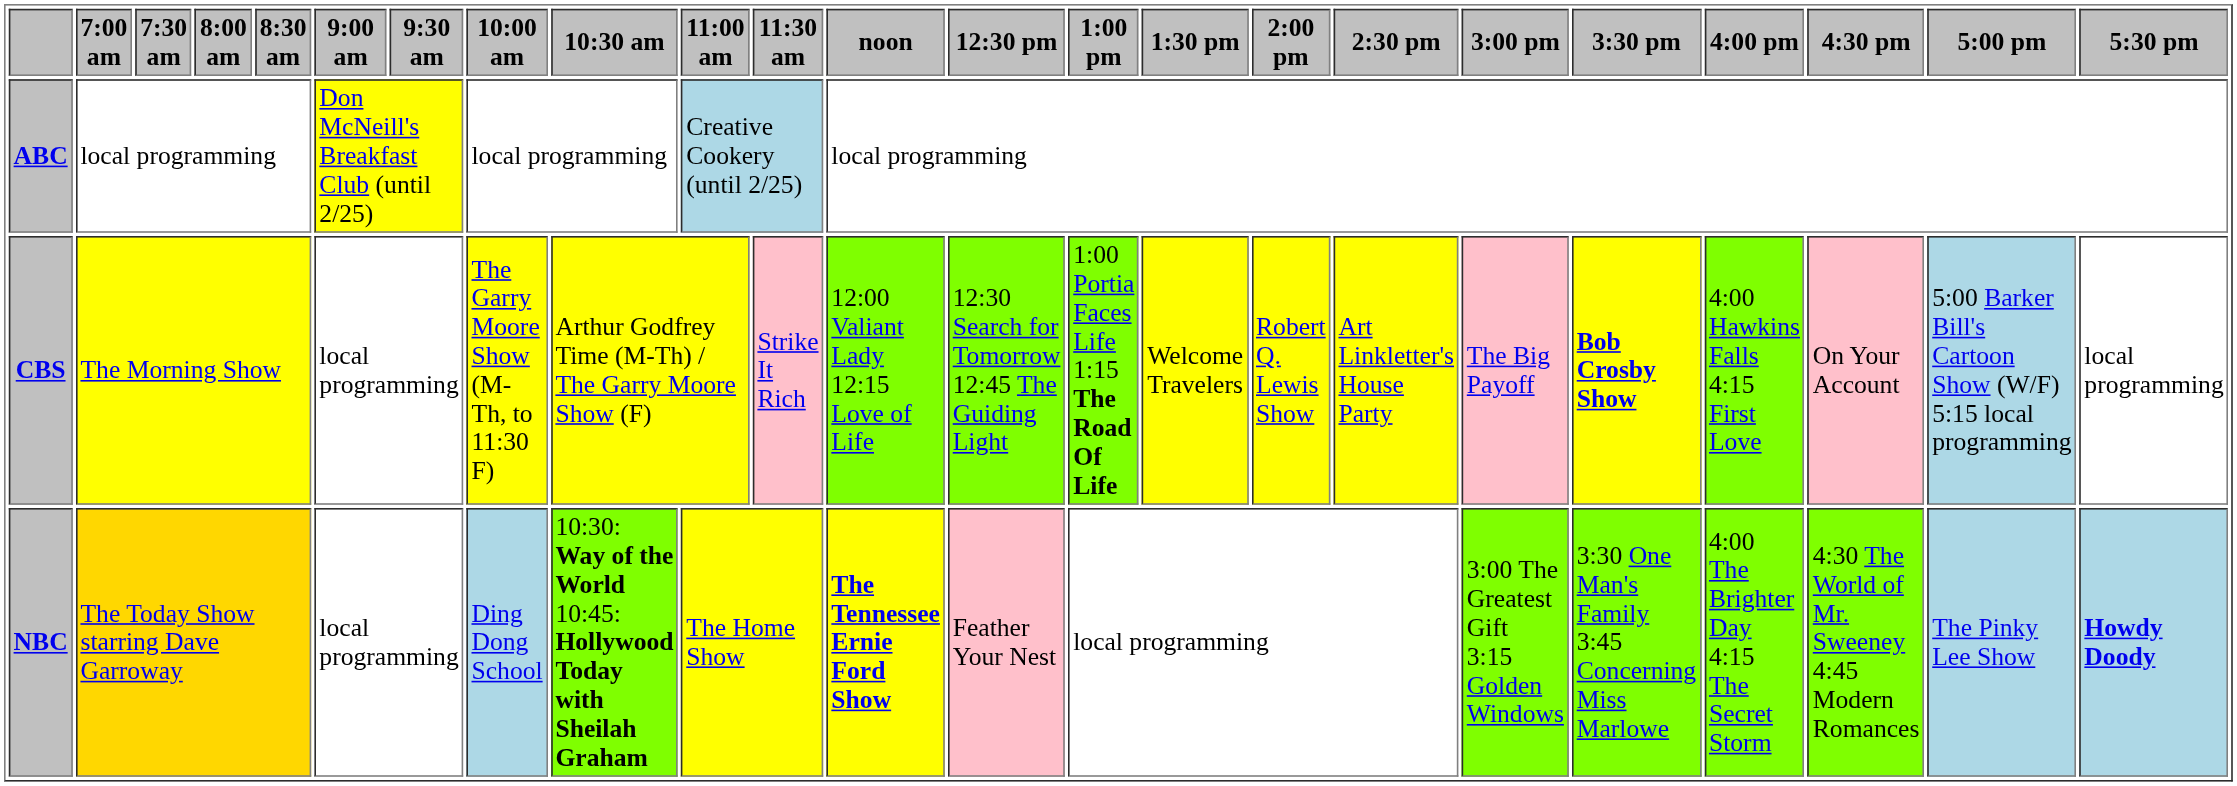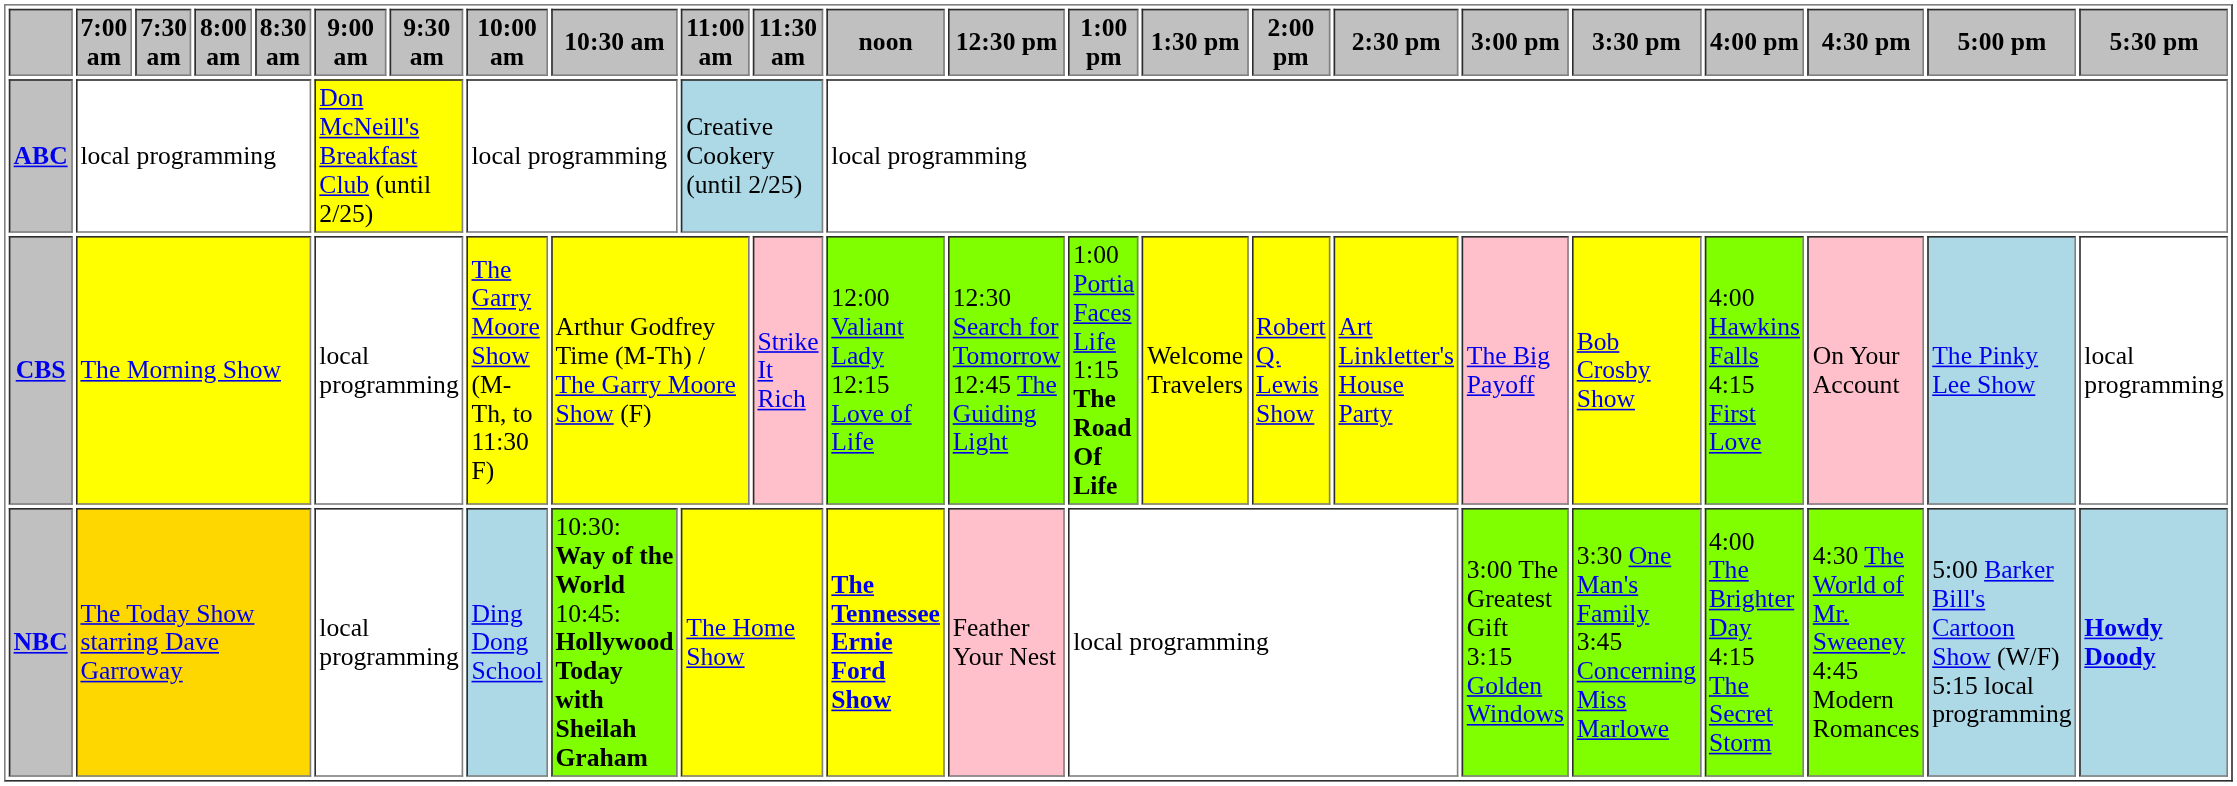(1616, 370) bold -> (1614, 370) normal
(2002, 370) 5:00 Barker Bill's Cartoon Show (W/F) 5:15 local programming -> (1985, 370) The Pinky Lee Show
(1985, 642) The Pinky Lee Show -> (2002, 642) 5:00 Barker Bill's Cartoon Show (W/F) 5:15 local programming
